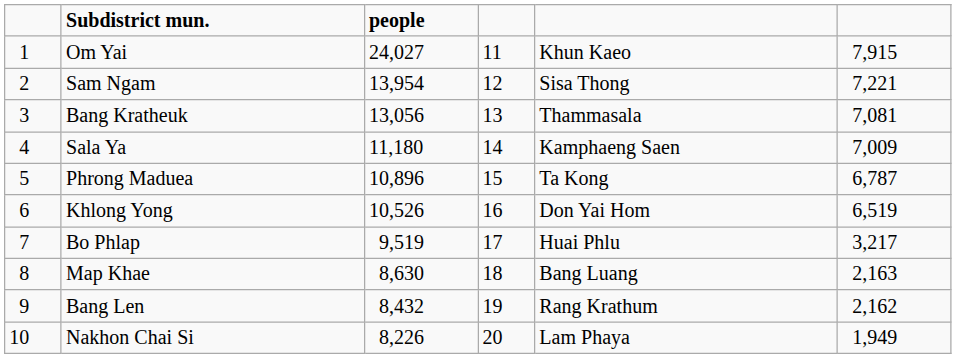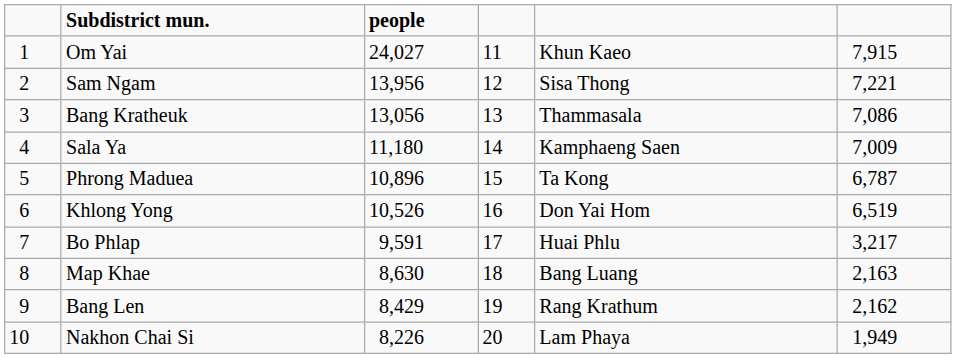(396, 83) 13,954 -> (396, 83) 13,956
(870, 115) 7,081 -> (870, 115) 7,086
(396, 242) 9,519 -> (396, 242) 9,591
(396, 305) 8,432 -> (396, 305) 8,429
